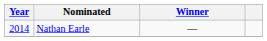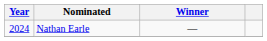(19, 28) 2014 -> (19, 28) 2024
